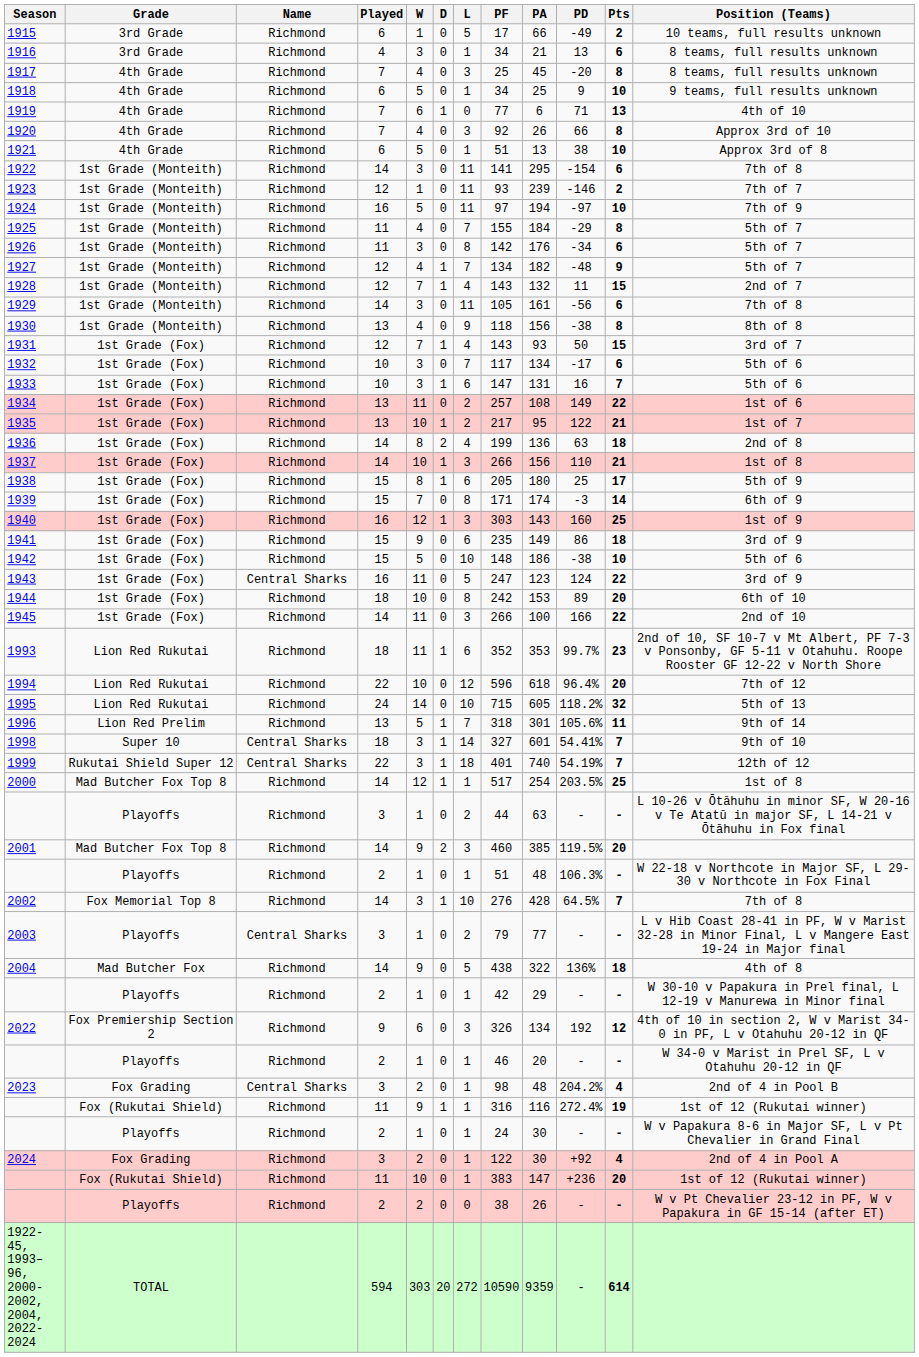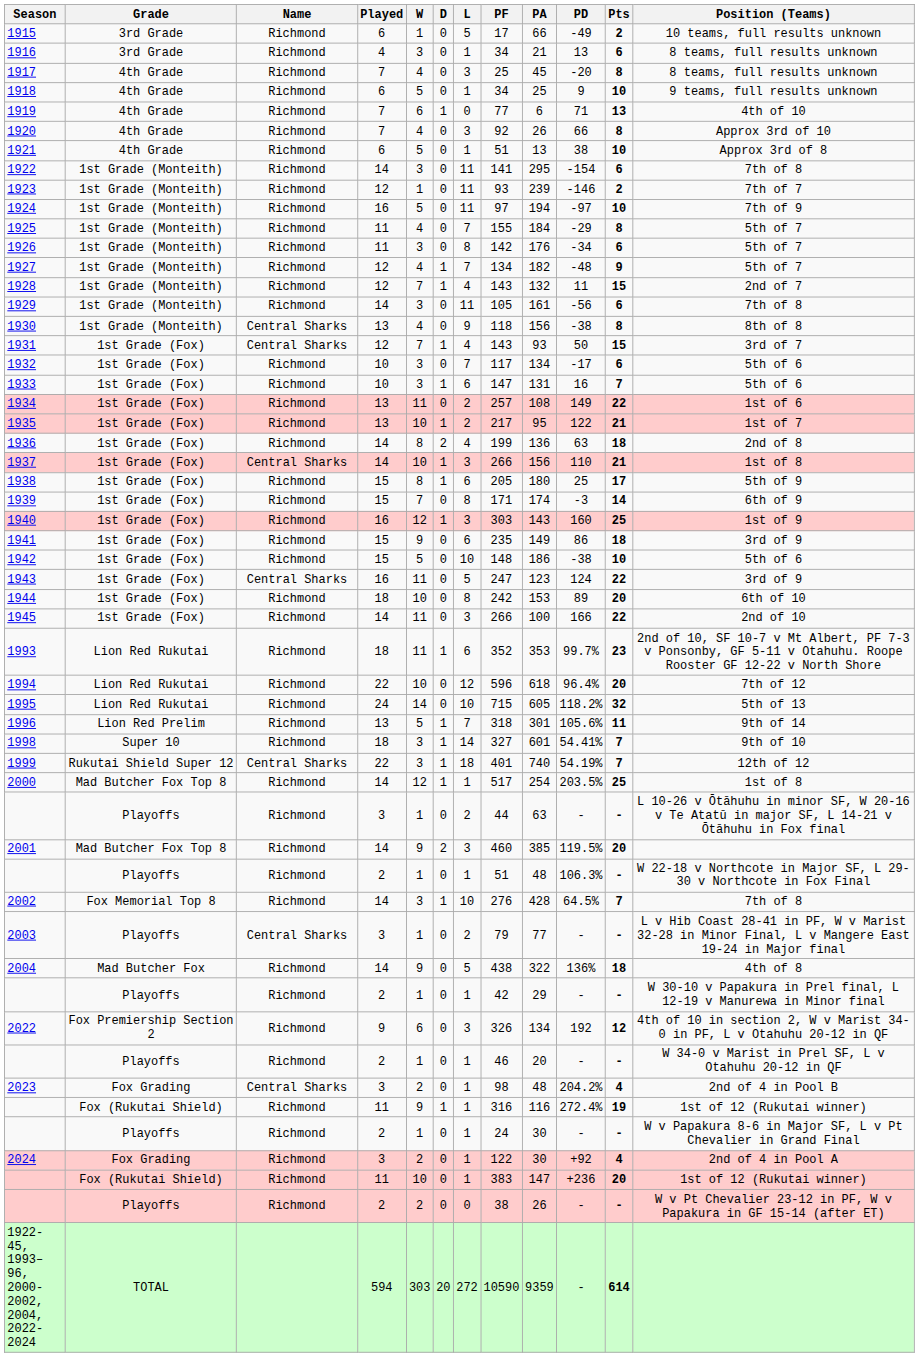(297, 326) Richmond -> (297, 326) Central Sharks
(297, 346) Richmond -> (297, 346) Central Sharks
(297, 463) Richmond -> (297, 463) Central Sharks
(297, 744) Central Sharks -> (297, 744) Richmond
